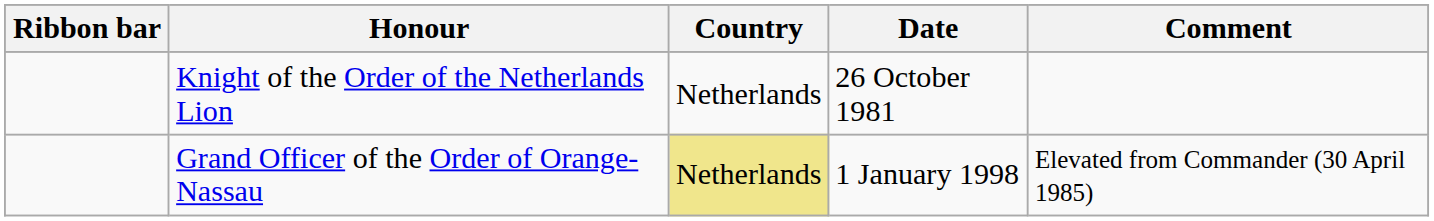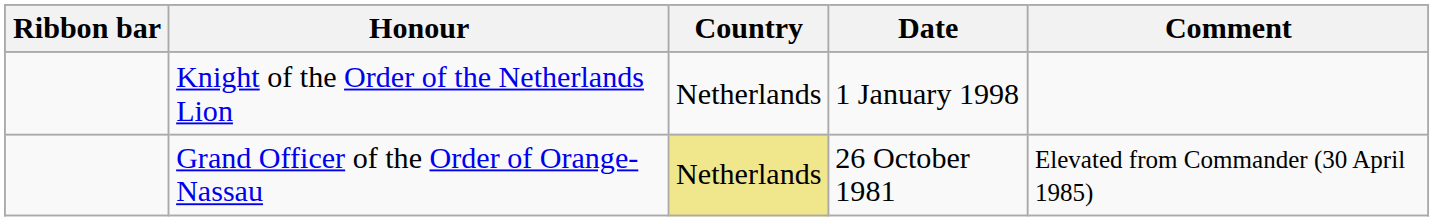(903, 92) 26 October 1981 -> (927, 92) 1 January 1998
(927, 174) 1 January 1998 -> (903, 174) 26 October 1981
